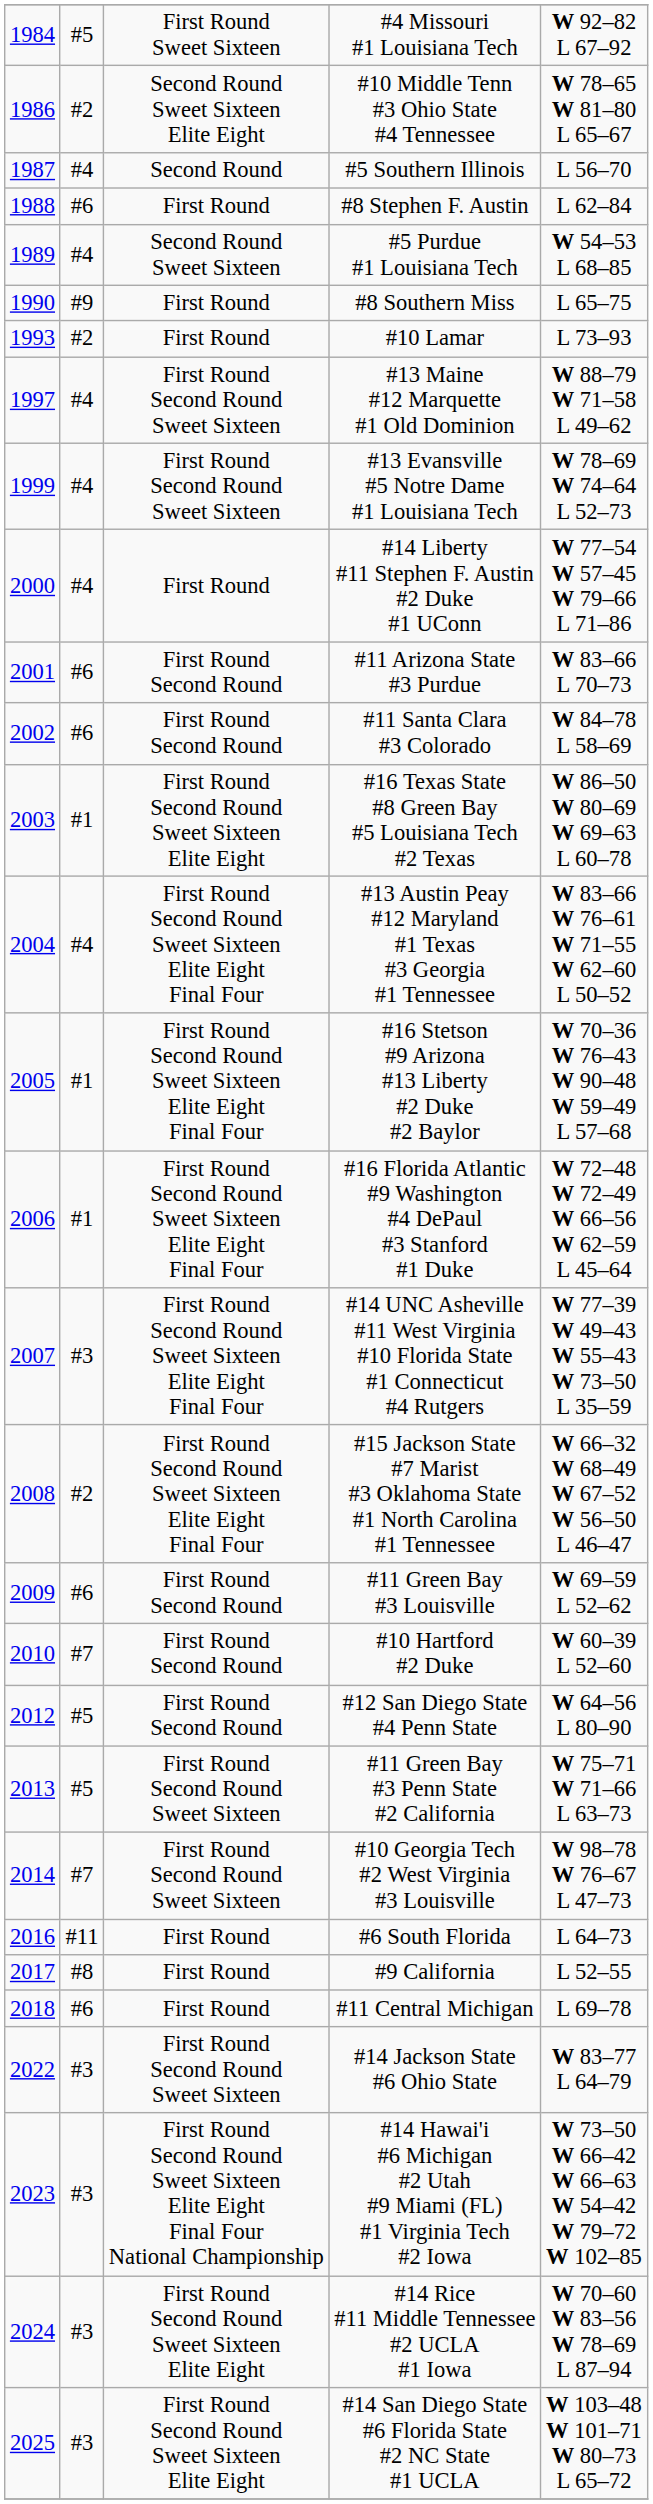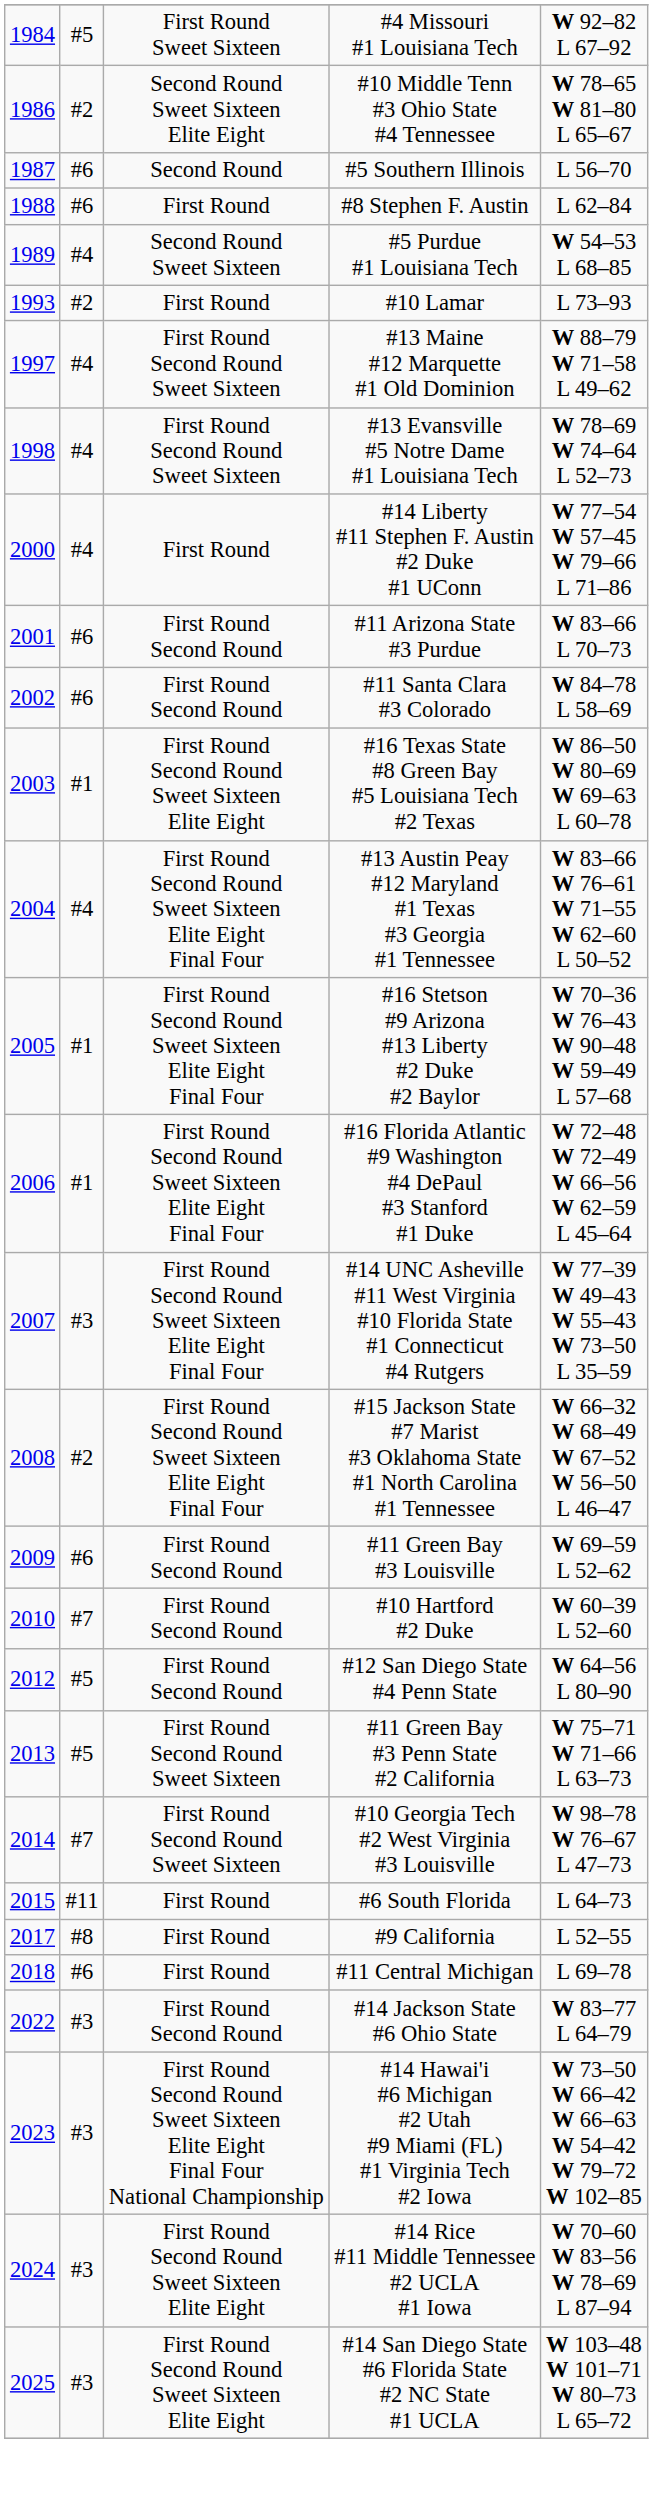(82, 170) #4 -> (82, 170) #6
- row: (435, 302)
(32, 486) 1999 -> (32, 450) 1998
(32, 1936) 2016 -> (32, 1900) 2015
(216, 2069) First Round Second Round Sweet Sixteen -> (216, 2020) First Round Second Round
